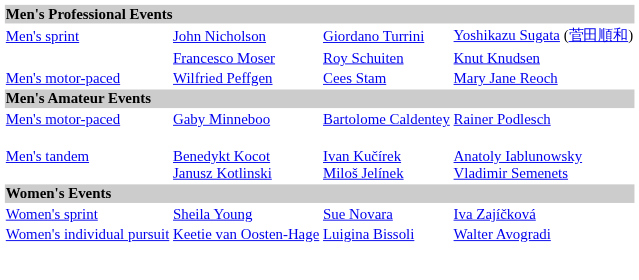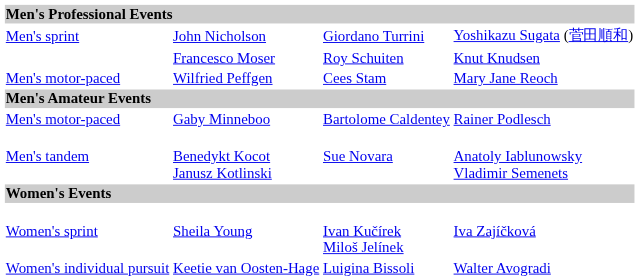(363, 164) Ivan Kučírek Miloš Jelínek -> (358, 156) Sue Novara
(358, 214) Sue Novara -> (363, 239) Ivan Kučírek Miloš Jelínek
